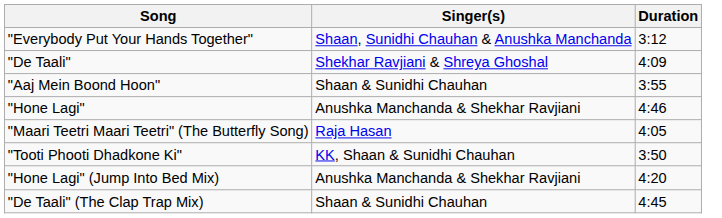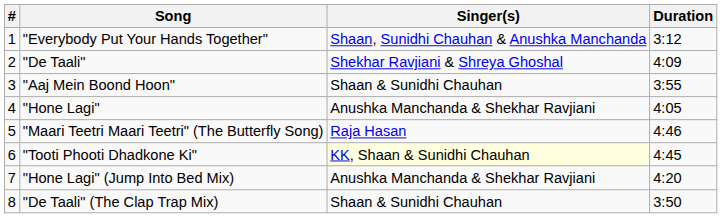+ column: (12, 16)
(653, 109) 4:46 -> (667, 109) 4:05
(653, 132) 4:05 -> (667, 132) 4:46
(415, 155) no background -> (430, 155) lightyellow background
(653, 155) 3:50 -> (667, 155) 4:45
(653, 201) 4:45 -> (667, 201) 3:50
